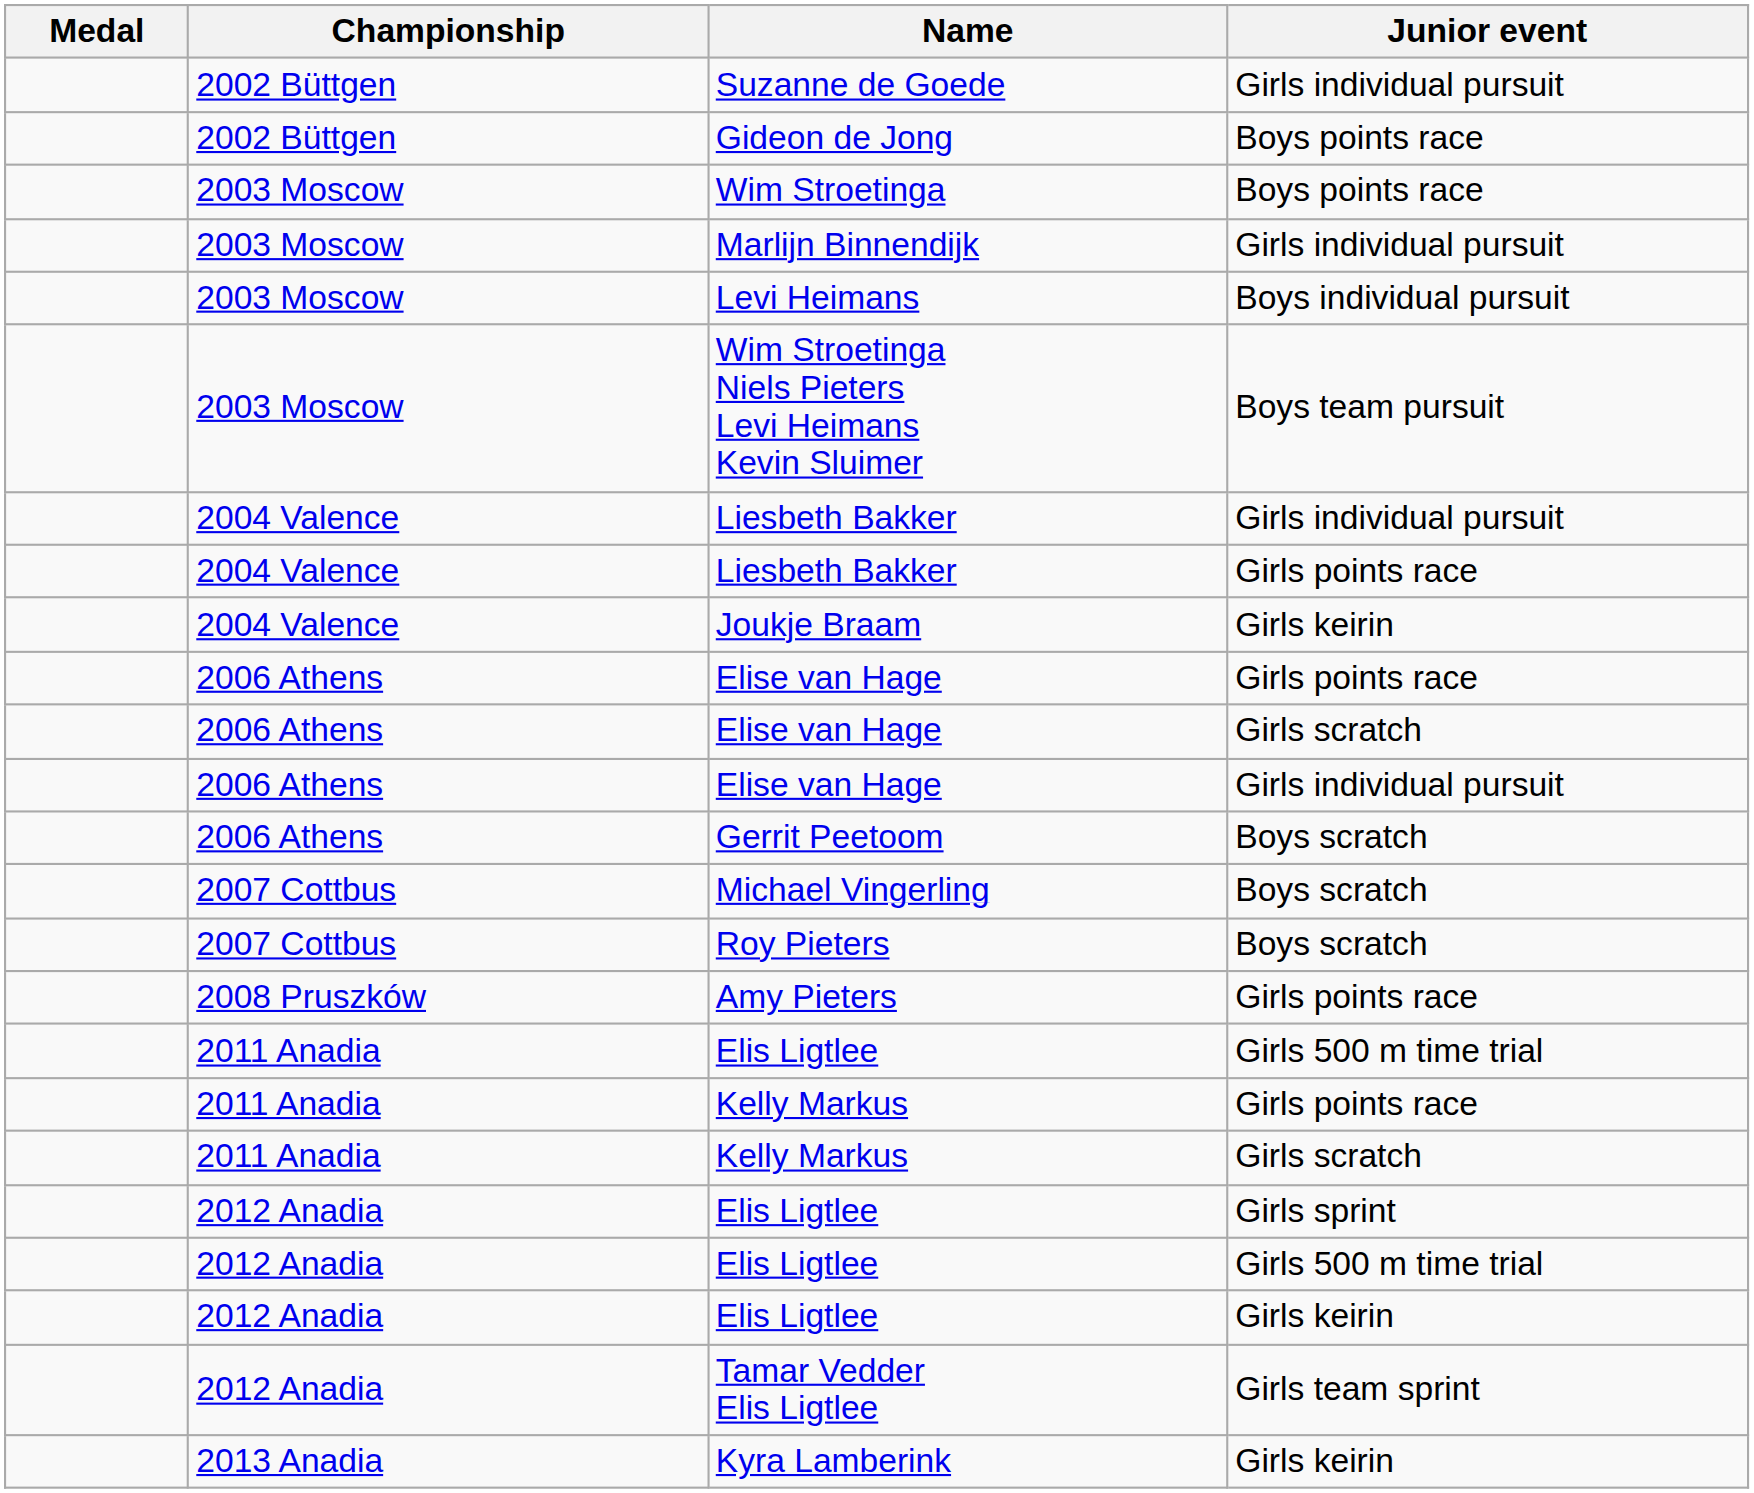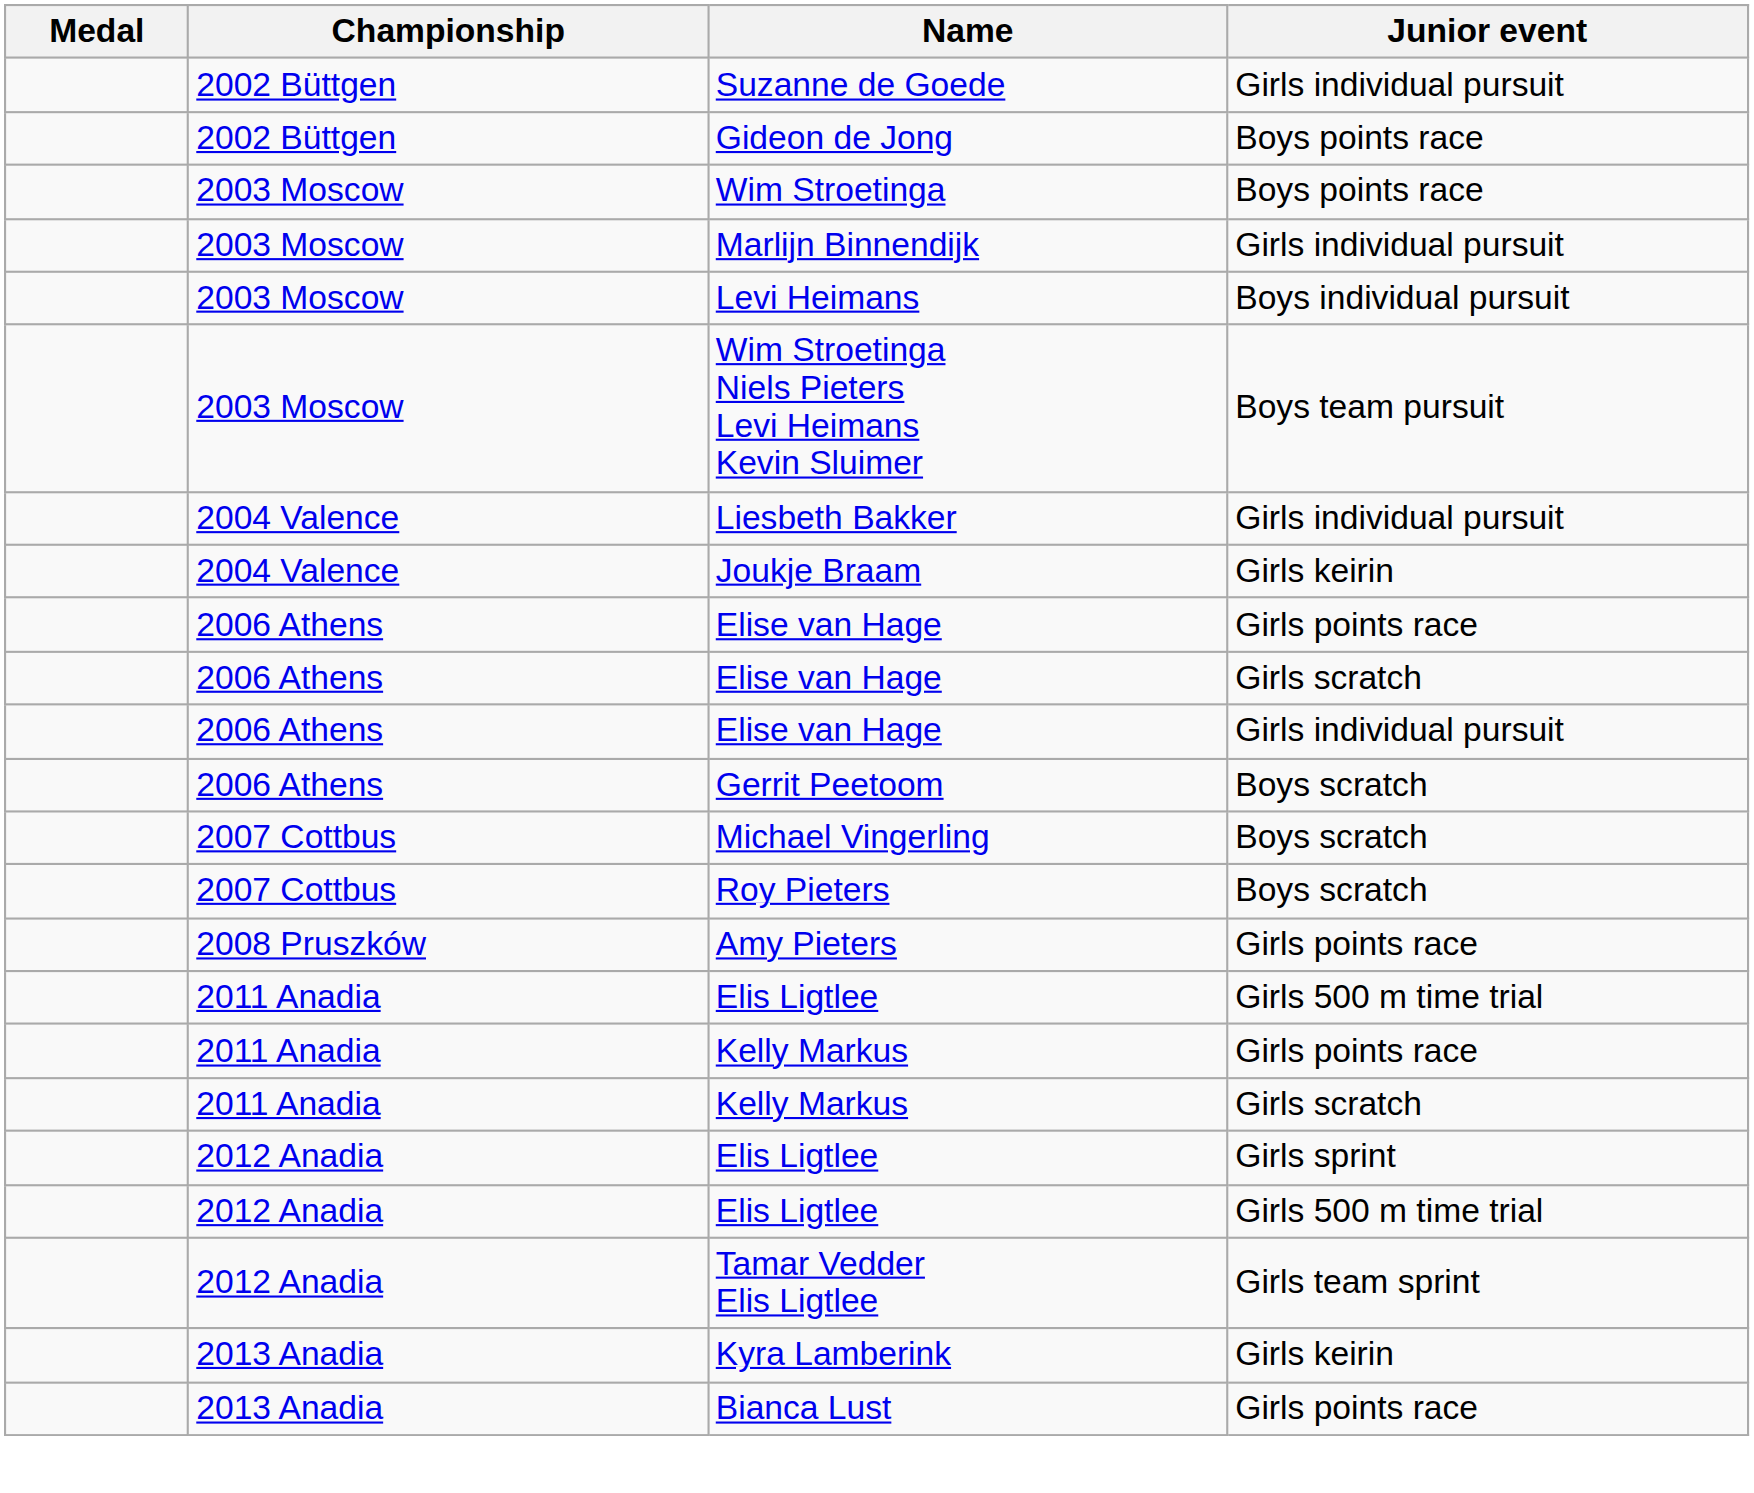- row: (836, 570)
- row: (797, 1316)
+ row: (804, 1407)
